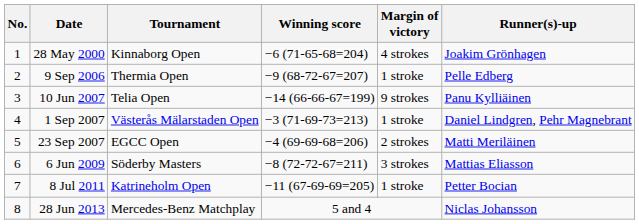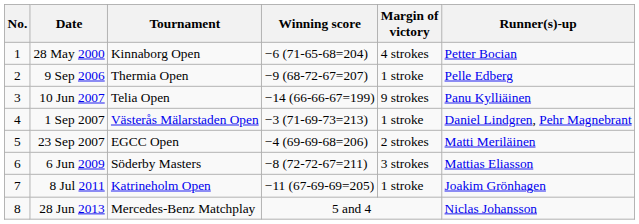(495, 53) Joakim Grönhagen -> (481, 53) Petter Bocian
(481, 185) Petter Bocian -> (495, 185) Joakim Grönhagen
